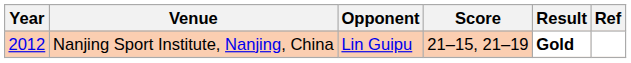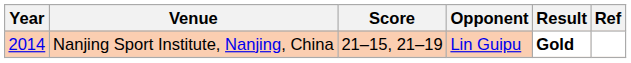columns swapped: (380, 18) <-> (478, 18)
(27, 44) 2012 -> (27, 44) 2014
